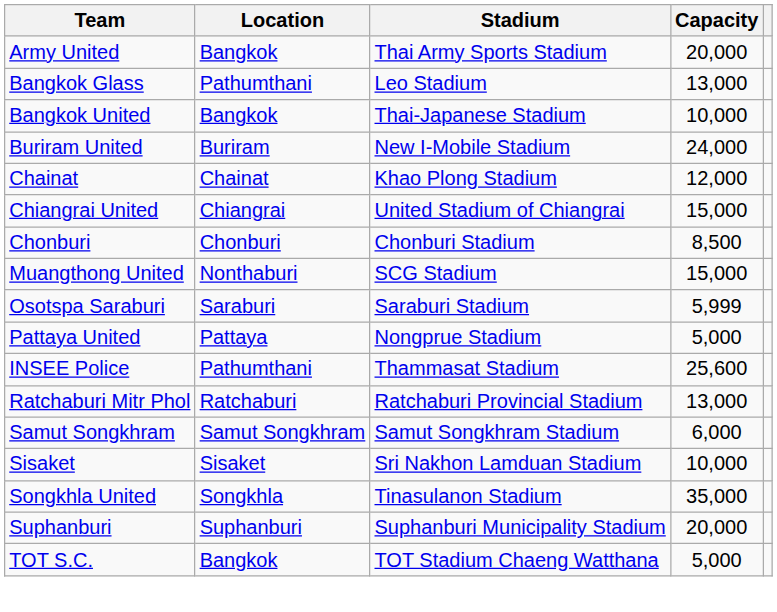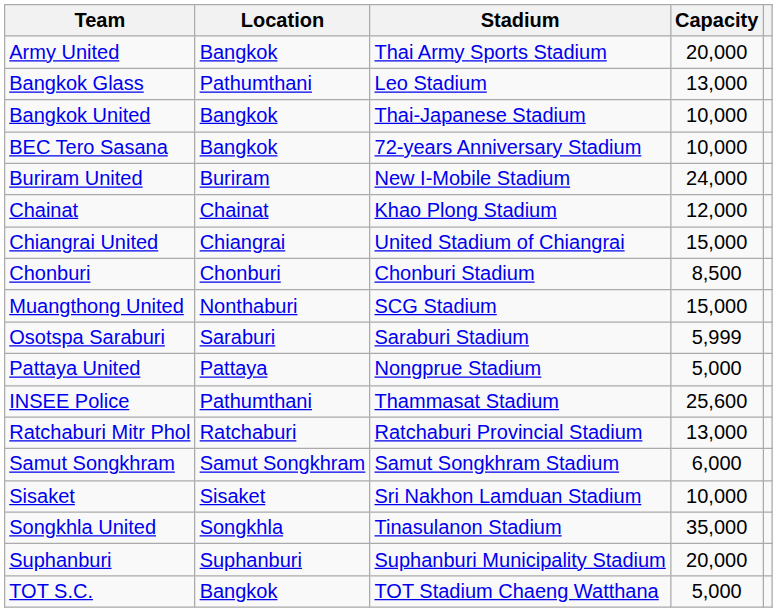+ row: (89, 147)
